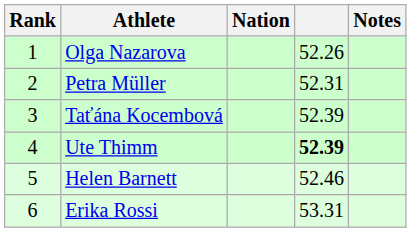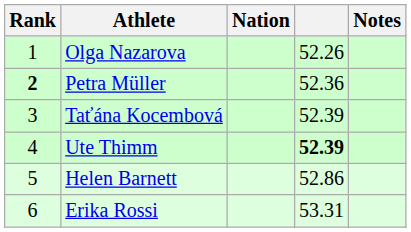(33, 83) normal -> (33, 83) bold
(322, 83) 52.31 -> (322, 83) 52.36
(322, 178) 52.46 -> (322, 178) 52.86
